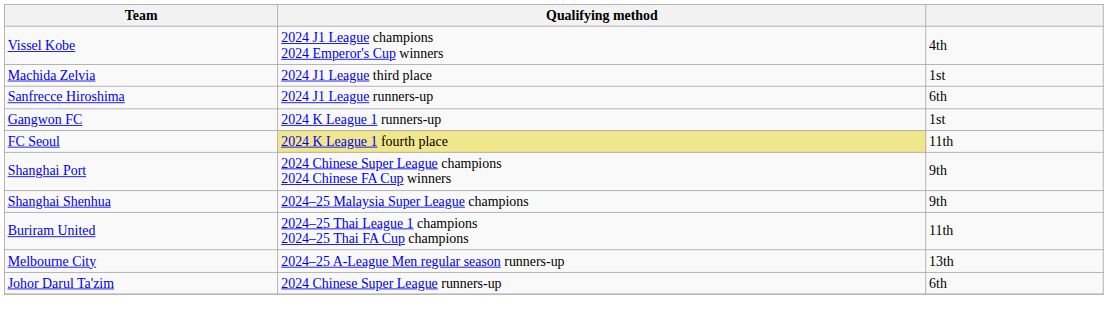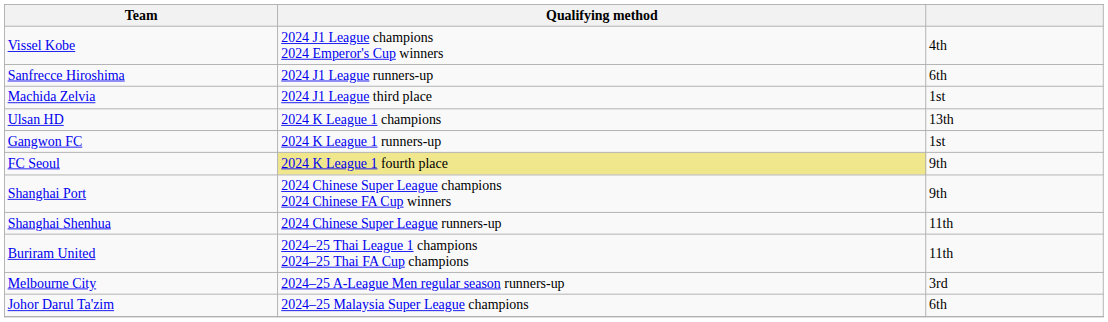rows swapped: (66, 97) <-> (52, 75)
+ row: (36, 119)
(941, 141) 11th -> (938, 163) 9th
(405, 201) 2024–25 Malaysia Super League champions -> (391, 223) 2024 Chinese Super League runners-up
(938, 201) 9th -> (941, 223) 11th
(941, 261) 13th -> (938, 283) 3rd
(391, 283) 2024 Chinese Super League runners-up -> (405, 305) 2024–25 Malaysia Super League champions
